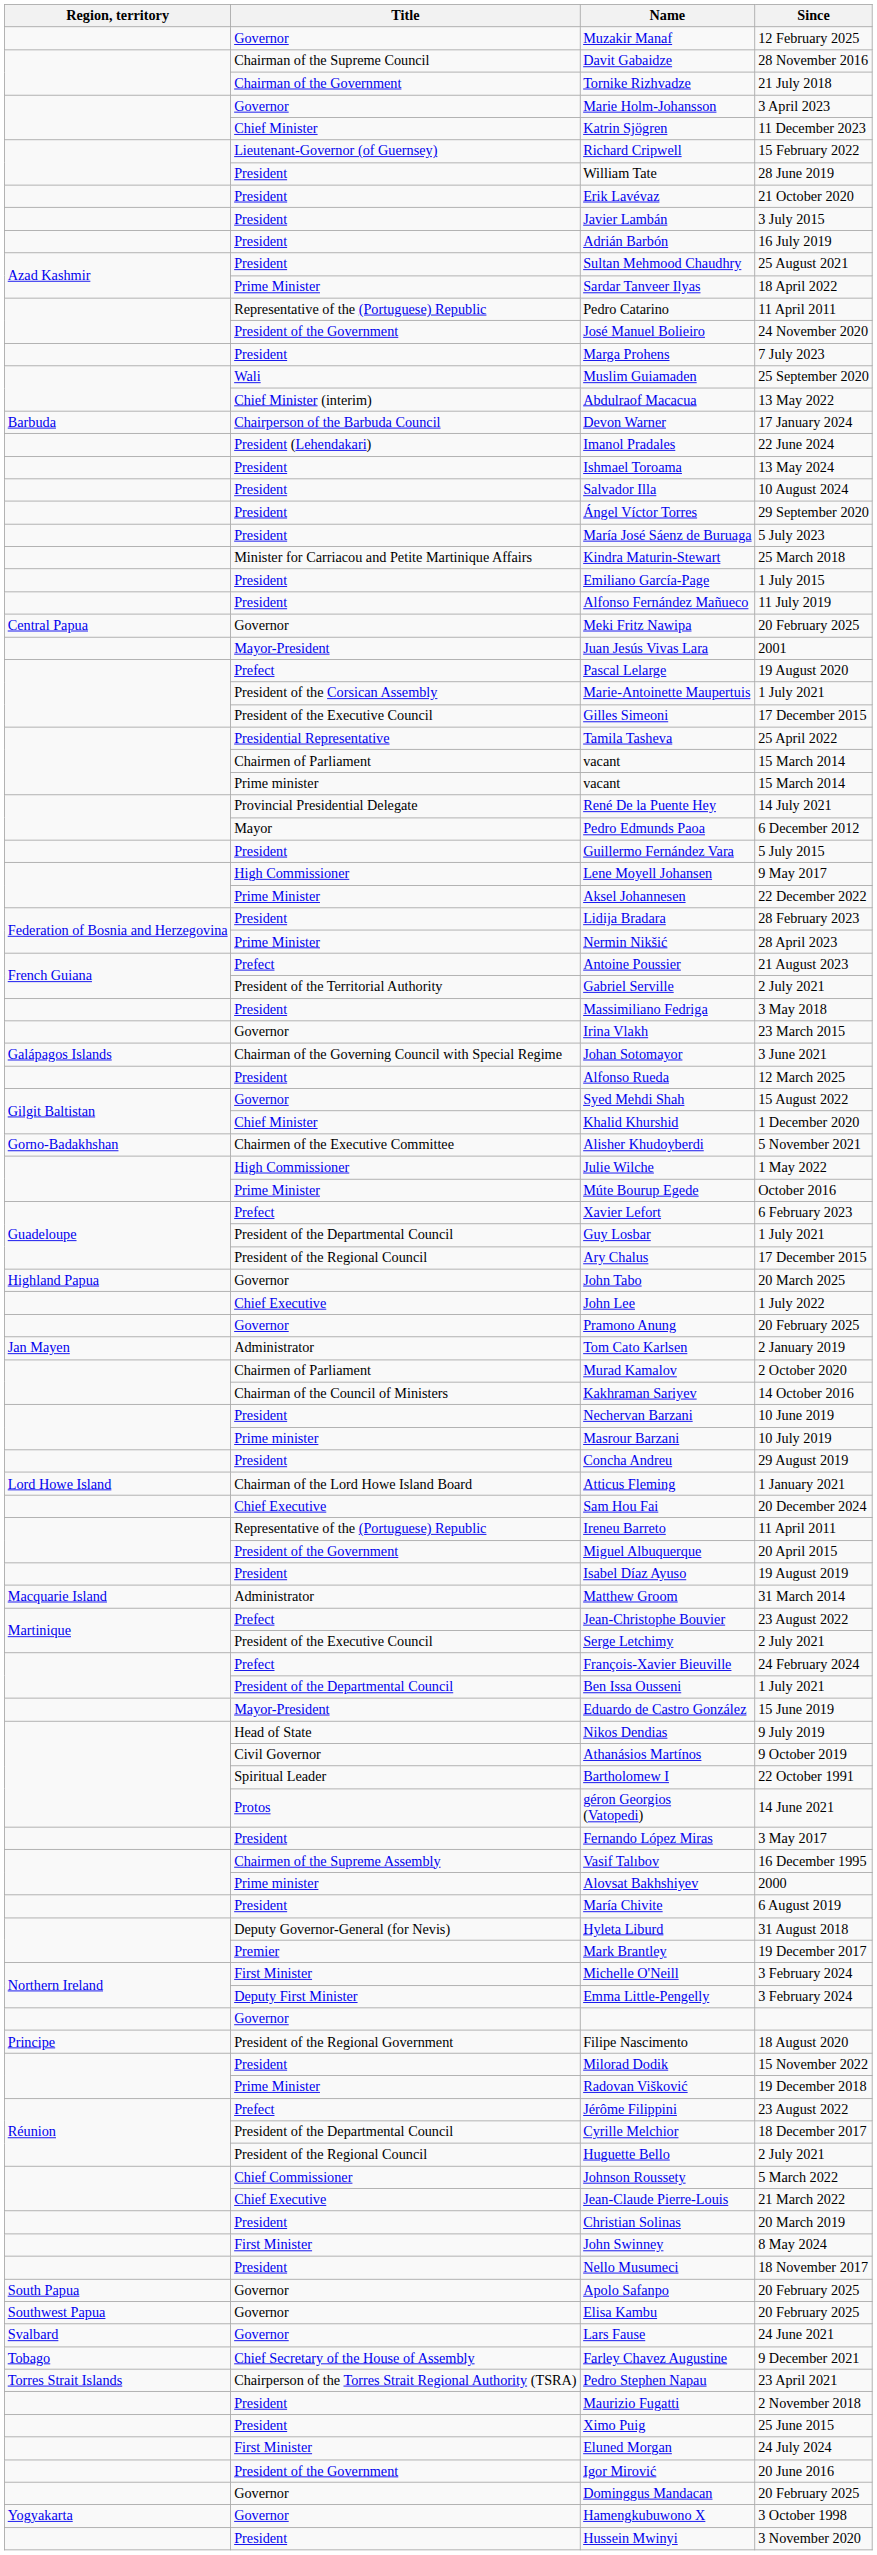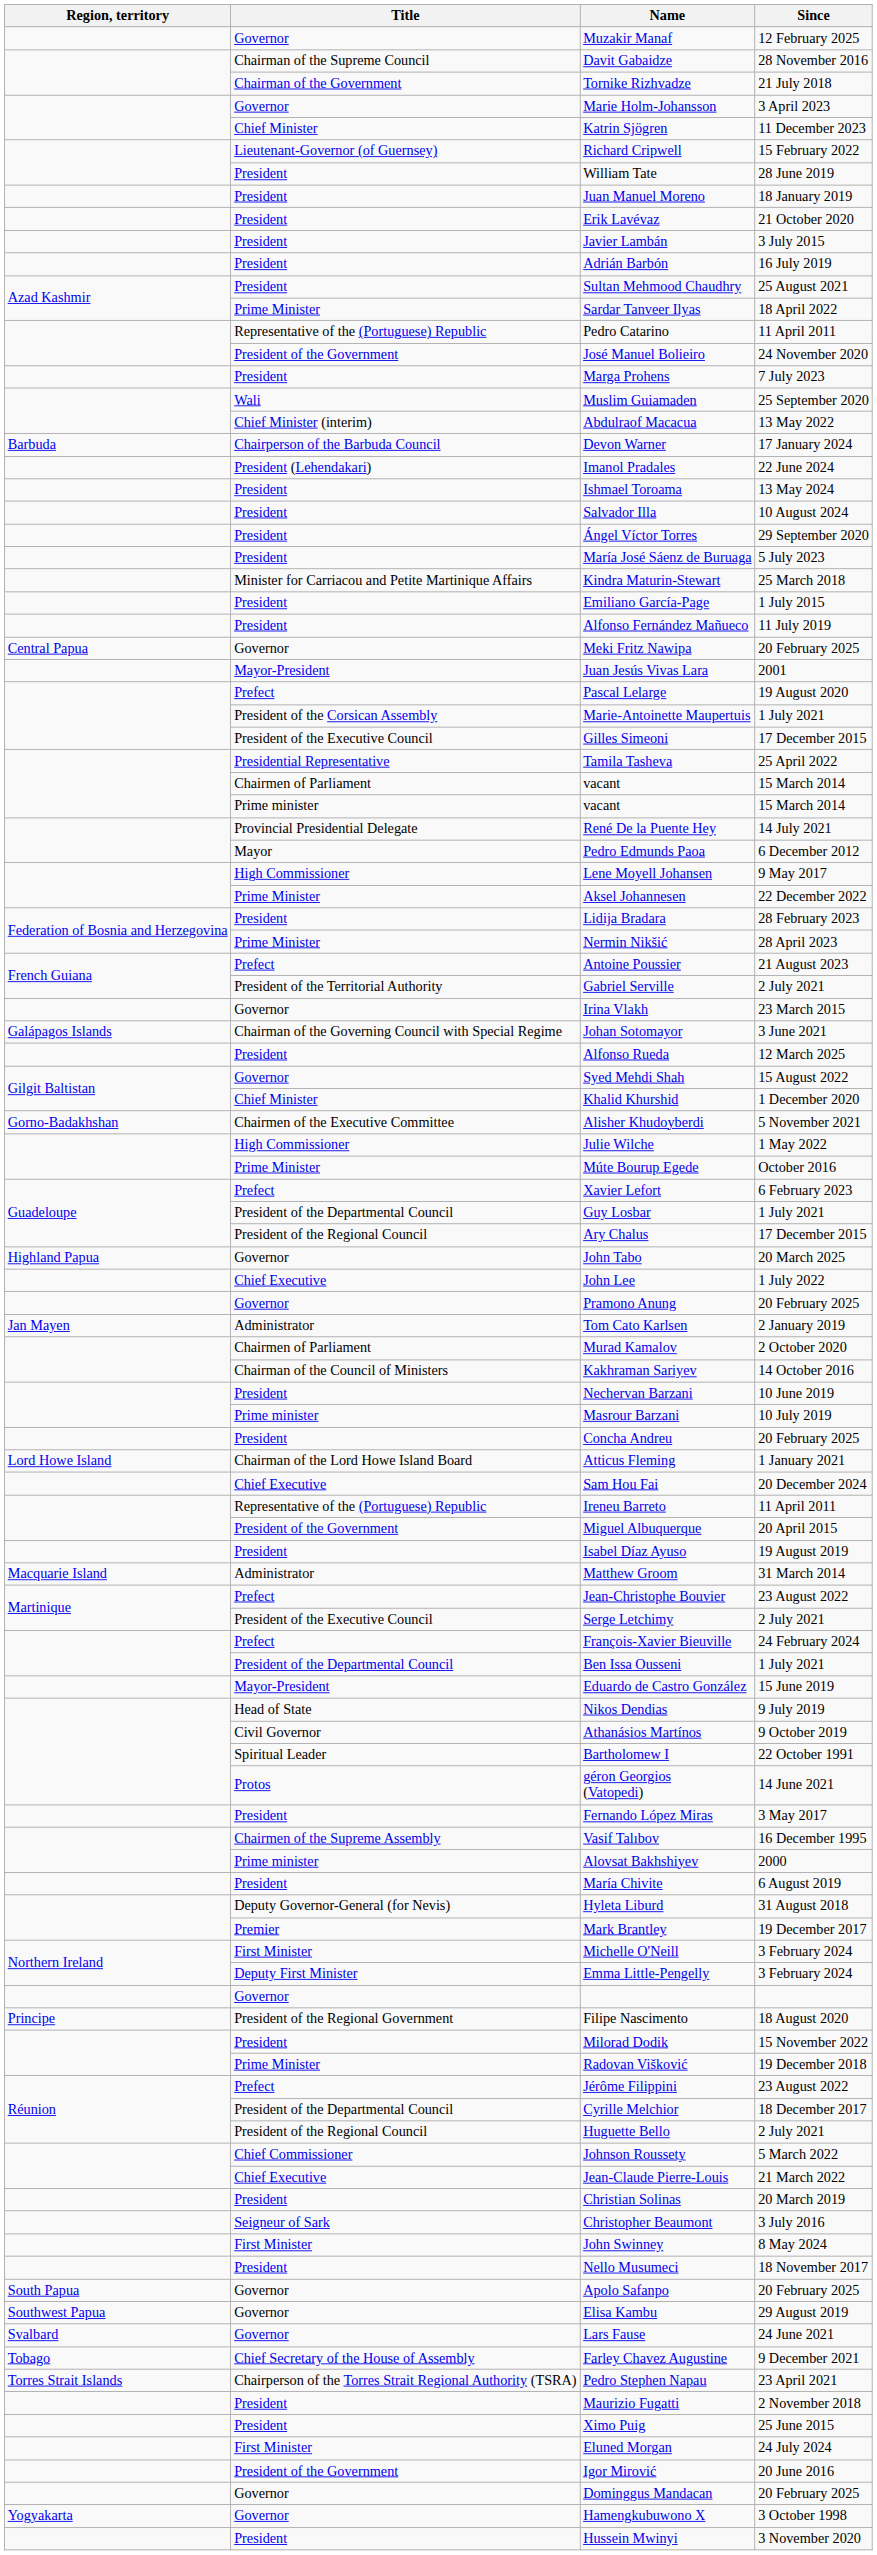+ row: (261, 196)
- row: (261, 851)
- row: (261, 1009)
(803, 1461) 29 August 2019 -> (809, 1438) 20 February 2025
+ row: (282, 2222)
(809, 2312) 20 February 2025 -> (803, 2312) 29 August 2019
